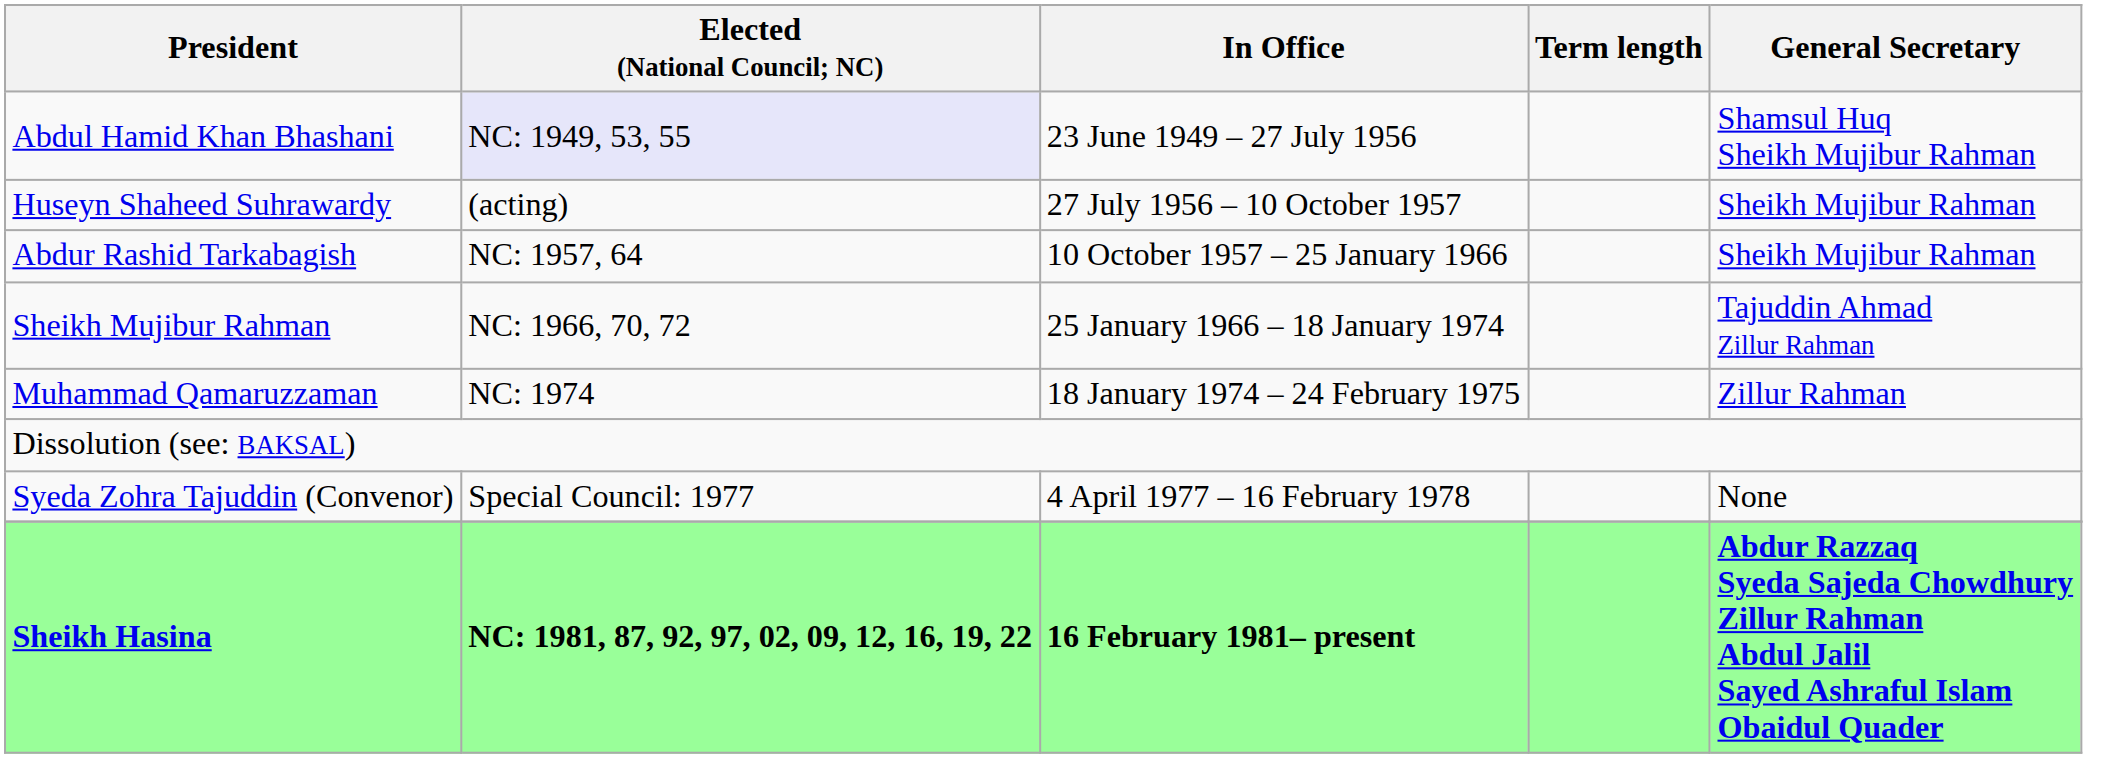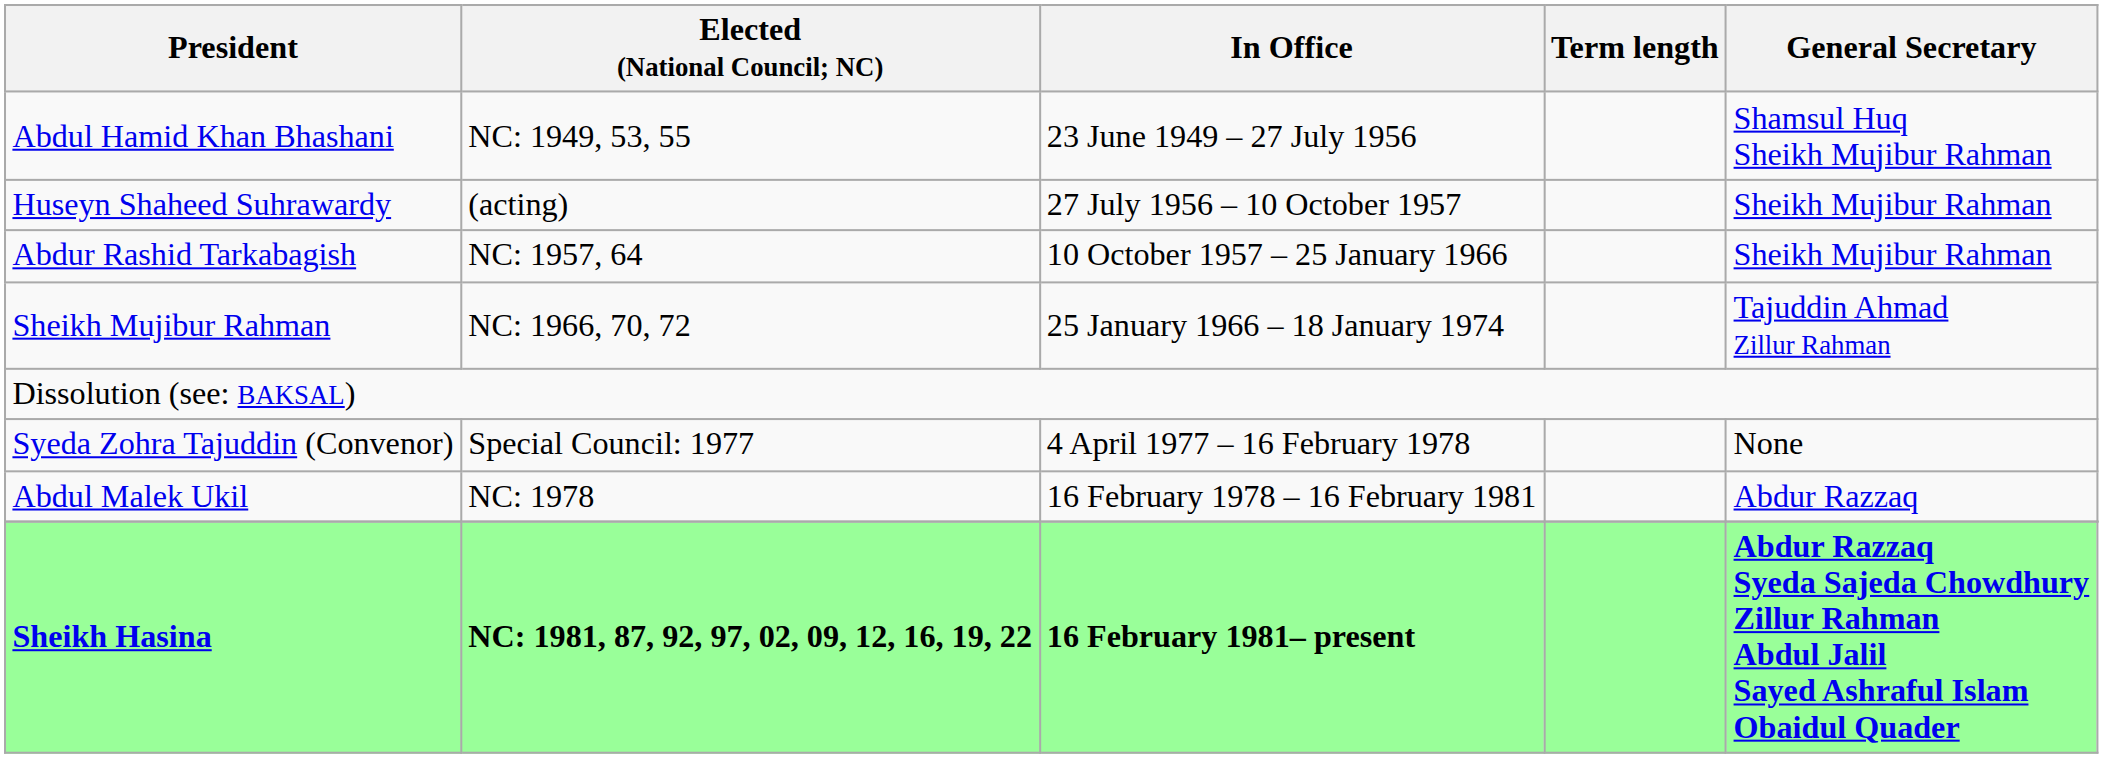(580, 135) lavender background -> (580, 135) no background
- row: (195, 393)
+ row: (130, 495)
